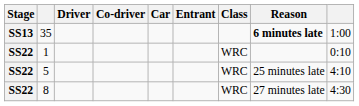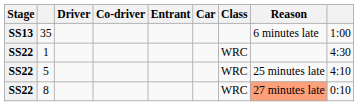columns swapped: (196, 13) <-> (161, 13)
(288, 33) bold -> (286, 33) normal
(341, 52) 0:10 -> (341, 52) 4:30
(289, 90) no background -> (289, 90) lightsalmon background
(341, 90) 4:30 -> (341, 90) 0:10
